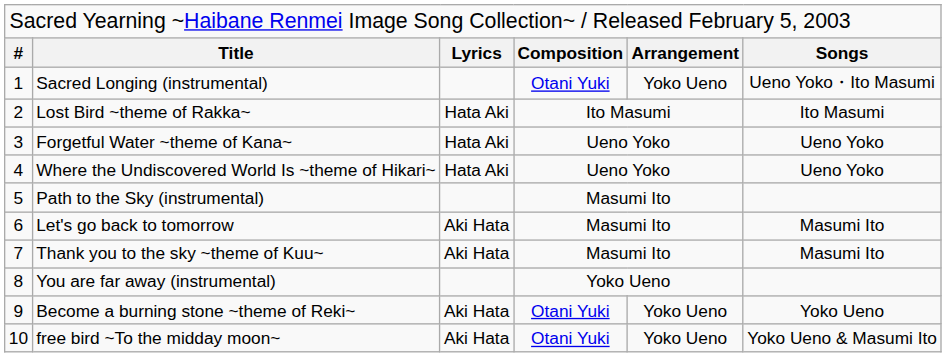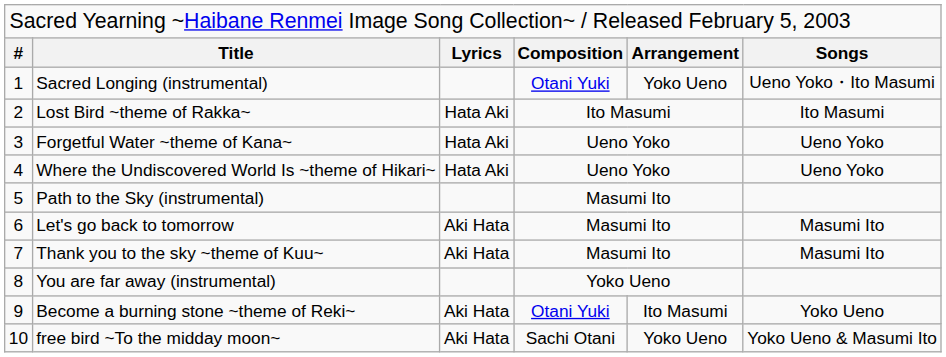(685, 310) Yoko Ueno -> (685, 310) Ito Masumi
(570, 338) Otani Yuki -> (570, 338) Sachi Otani
